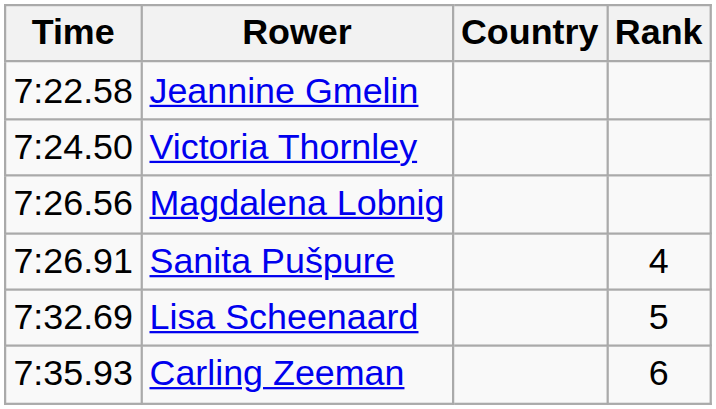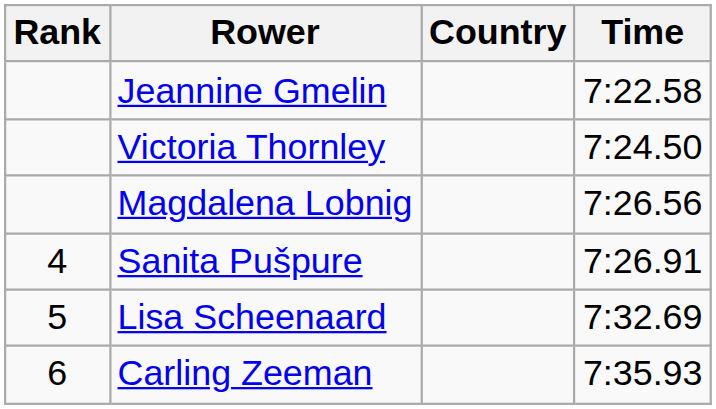columns swapped: (659, 32) <-> (73, 32)
